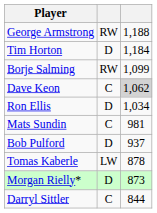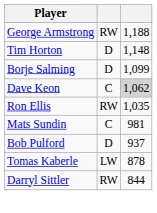(136, 50) 1,184 -> (136, 50) 1,148
(109, 69) RW -> (109, 69) D
(109, 106) D -> (109, 106) RW
(136, 106) 1,034 -> (136, 106) 1,035
- row: (44, 180)
(109, 198) C -> (109, 180) RW
